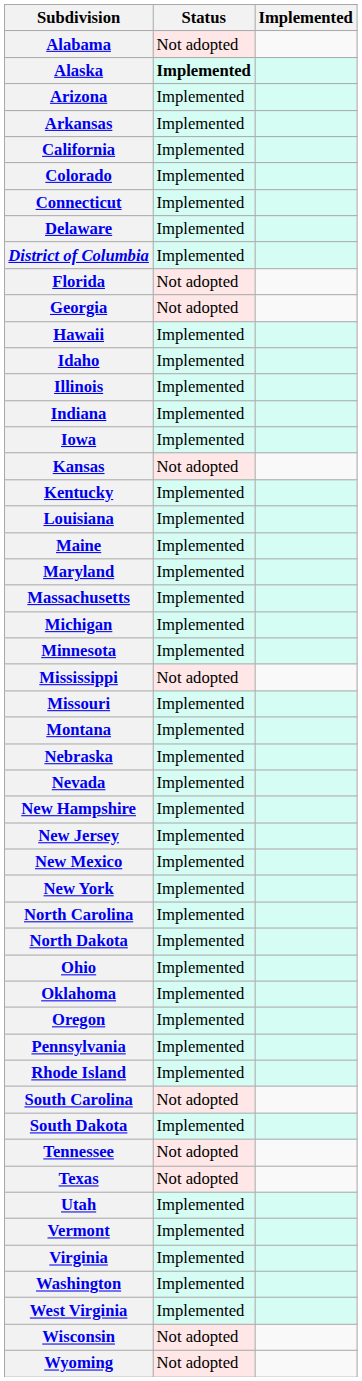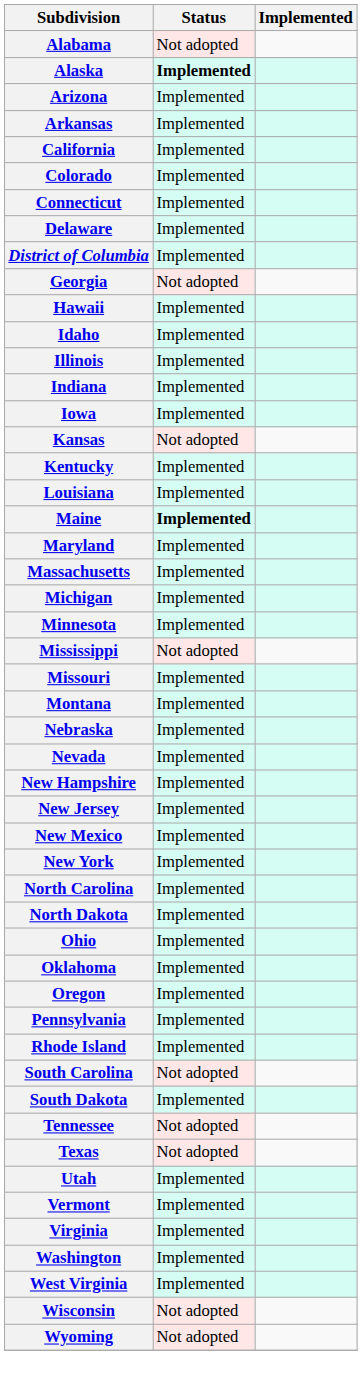- row: (79, 281)
(200, 545) normal -> (204, 519) bold
